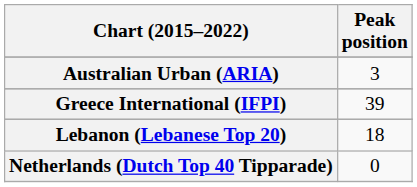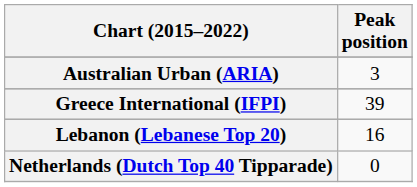(375, 134) 18 -> (375, 134) 16
